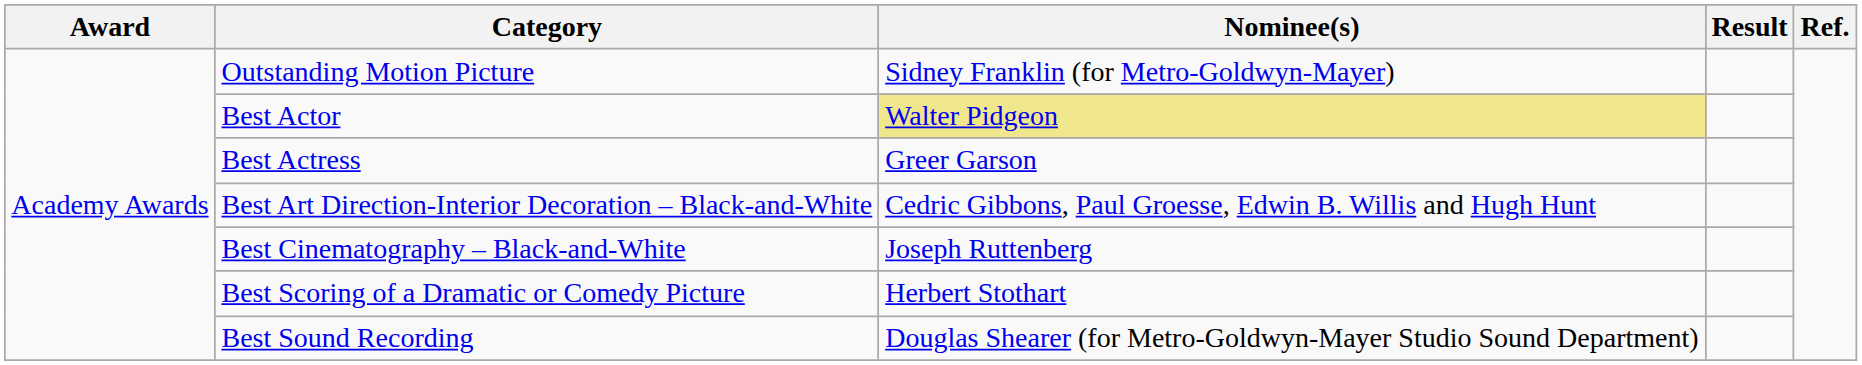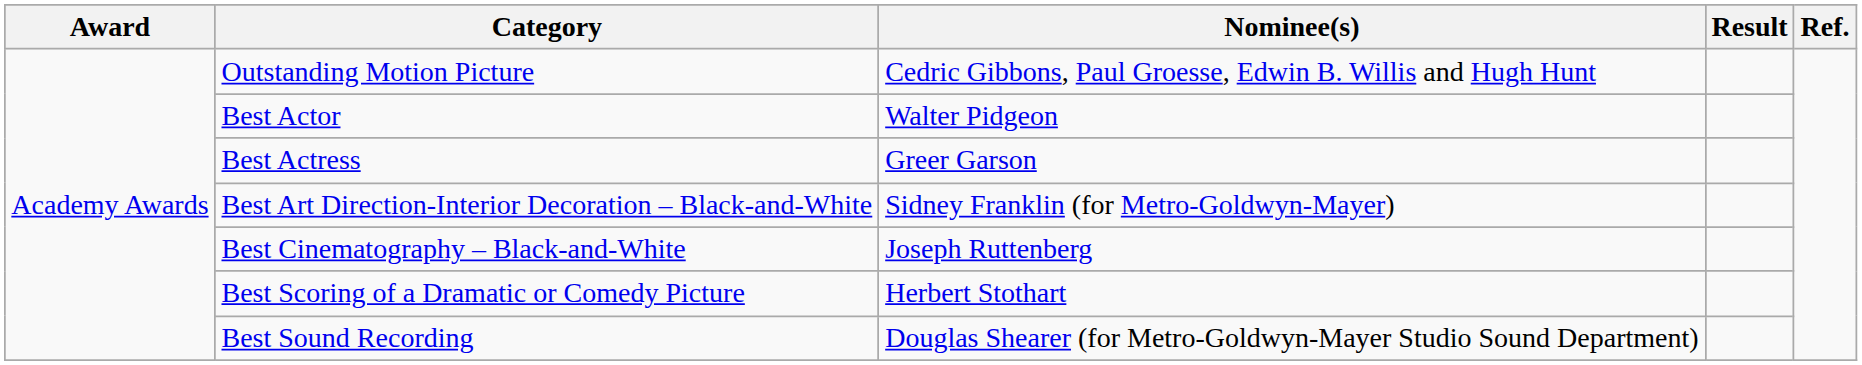(1140, 71) Sidney Franklin (for Metro-Goldwyn-Mayer) -> (1241, 71) Cedric Gibbons, Paul Groesse, Edwin B. Willis and Hugh Hunt
(972, 115) khaki background -> (972, 115) no background
(1241, 204) Cedric Gibbons, Paul Groesse, Edwin B. Willis and Hugh Hunt -> (1140, 204) Sidney Franklin (for Metro-Goldwyn-Mayer)
